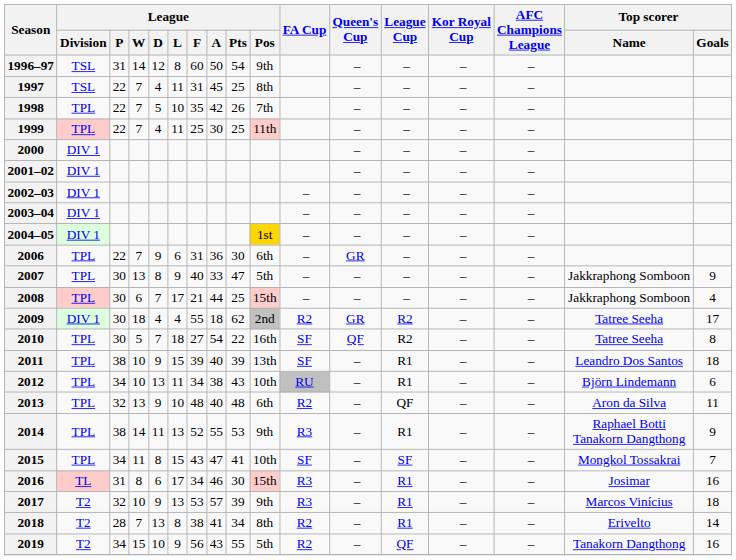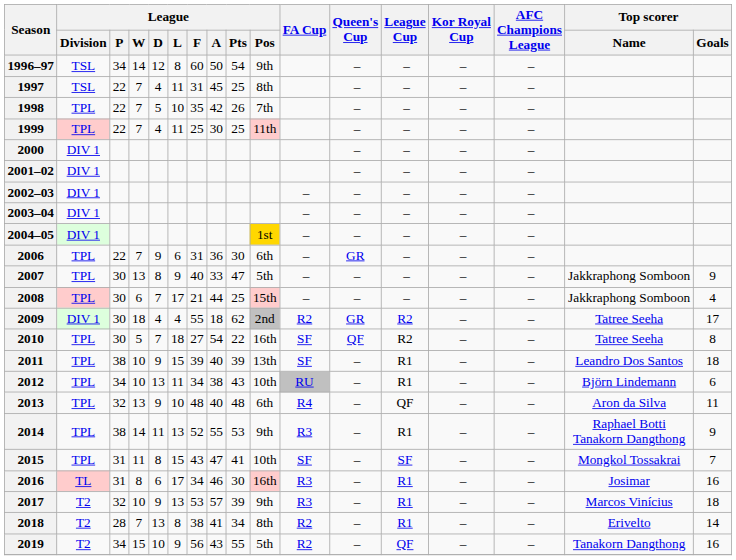(119, 65) 31 -> (119, 65) 34
(304, 402) R2 -> (304, 402) R4
(119, 460) 34 -> (119, 460) 31
(265, 481) 15th -> (265, 481) 16th
